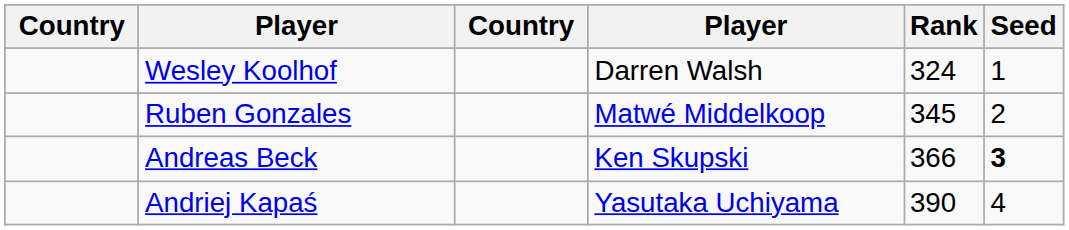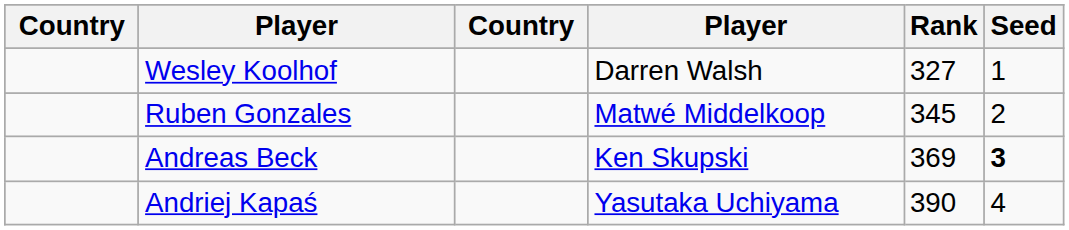(933, 70) 324 -> (933, 70) 327
(933, 158) 366 -> (933, 158) 369
